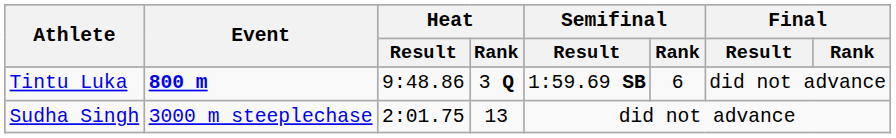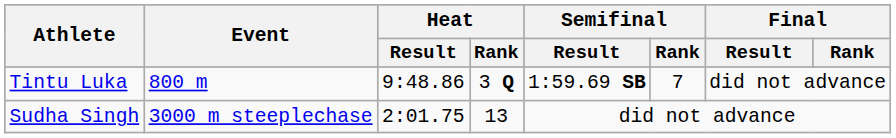(178, 83) bold -> (178, 83) normal
(678, 83) 6 -> (678, 83) 7
